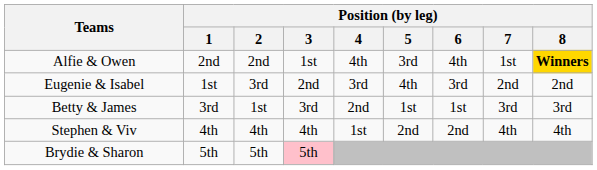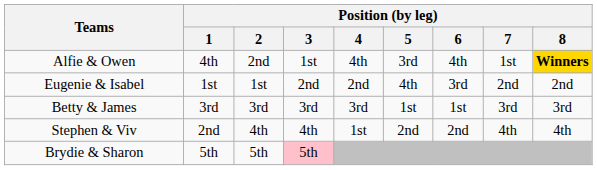(209, 61) 2nd -> (209, 61) 4th
(259, 84) 3rd -> (259, 84) 1st
(358, 84) 3rd -> (358, 84) 2nd
(259, 107) 1st -> (259, 107) 3rd
(358, 107) 2nd -> (358, 107) 3rd
(209, 130) 4th -> (209, 130) 2nd
